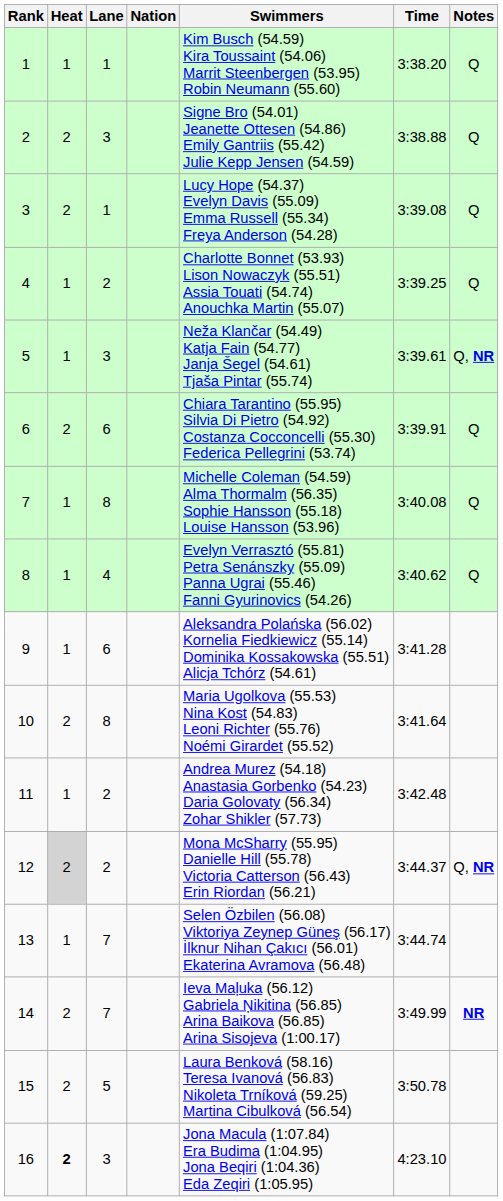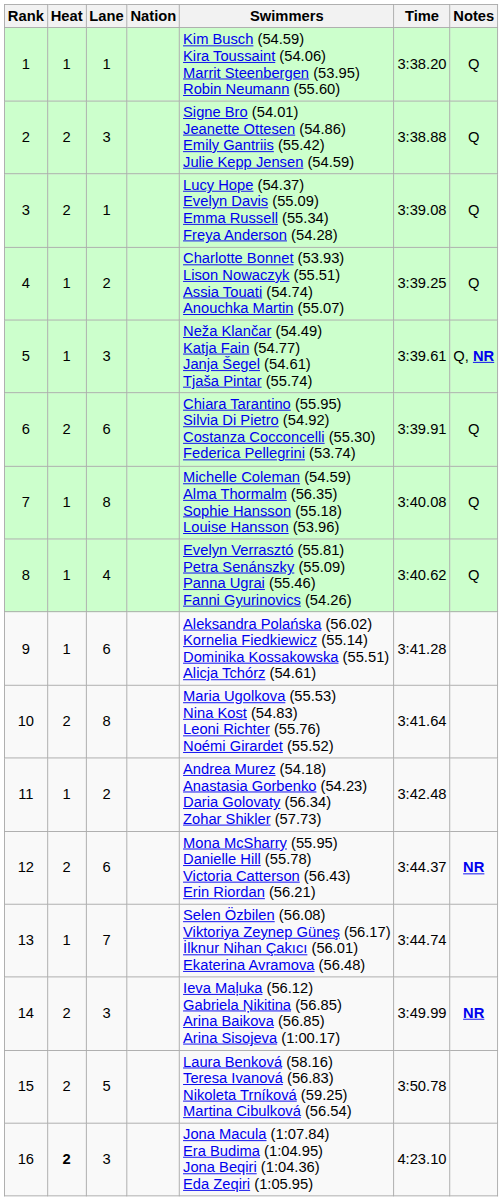(67, 867) lightgrey background -> (67, 867) no background
(107, 867) 2 -> (107, 867) 6
(474, 867) Q, NR -> (474, 867) NR
(107, 1013) 7 -> (107, 1013) 3
